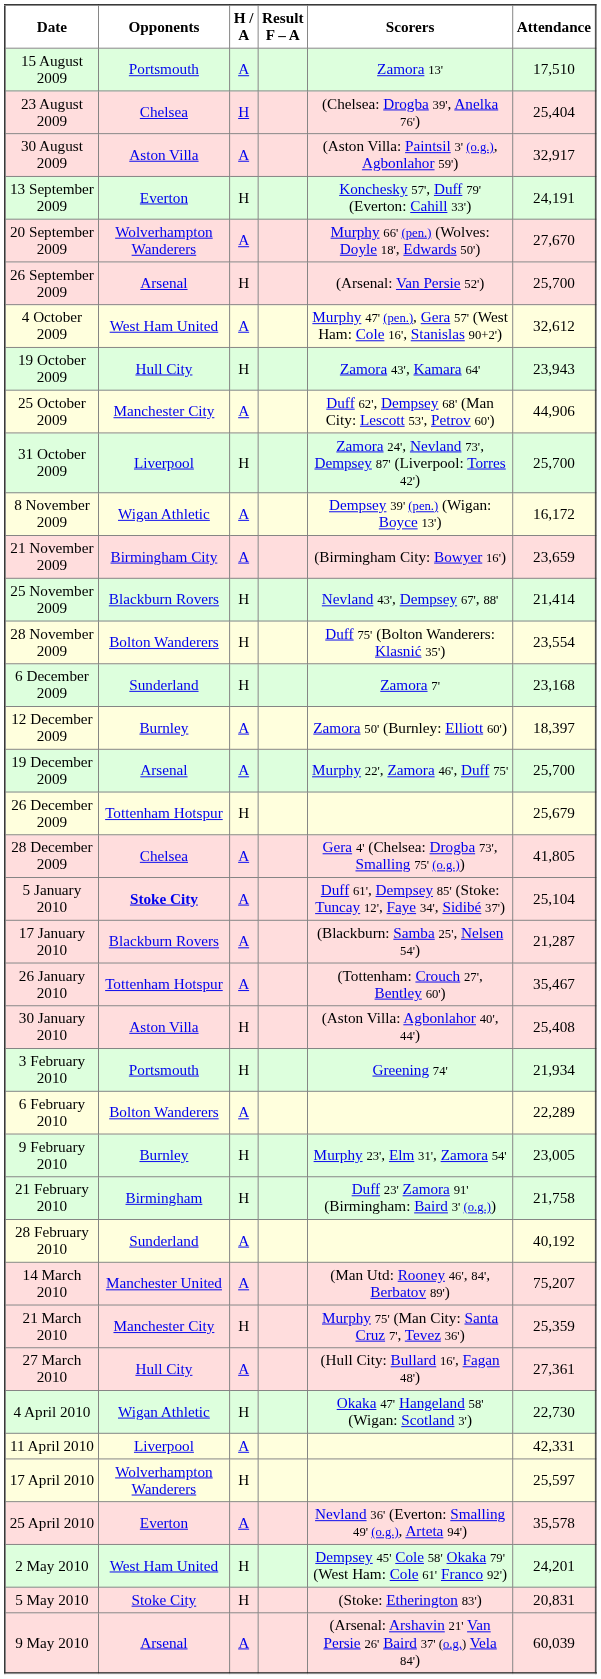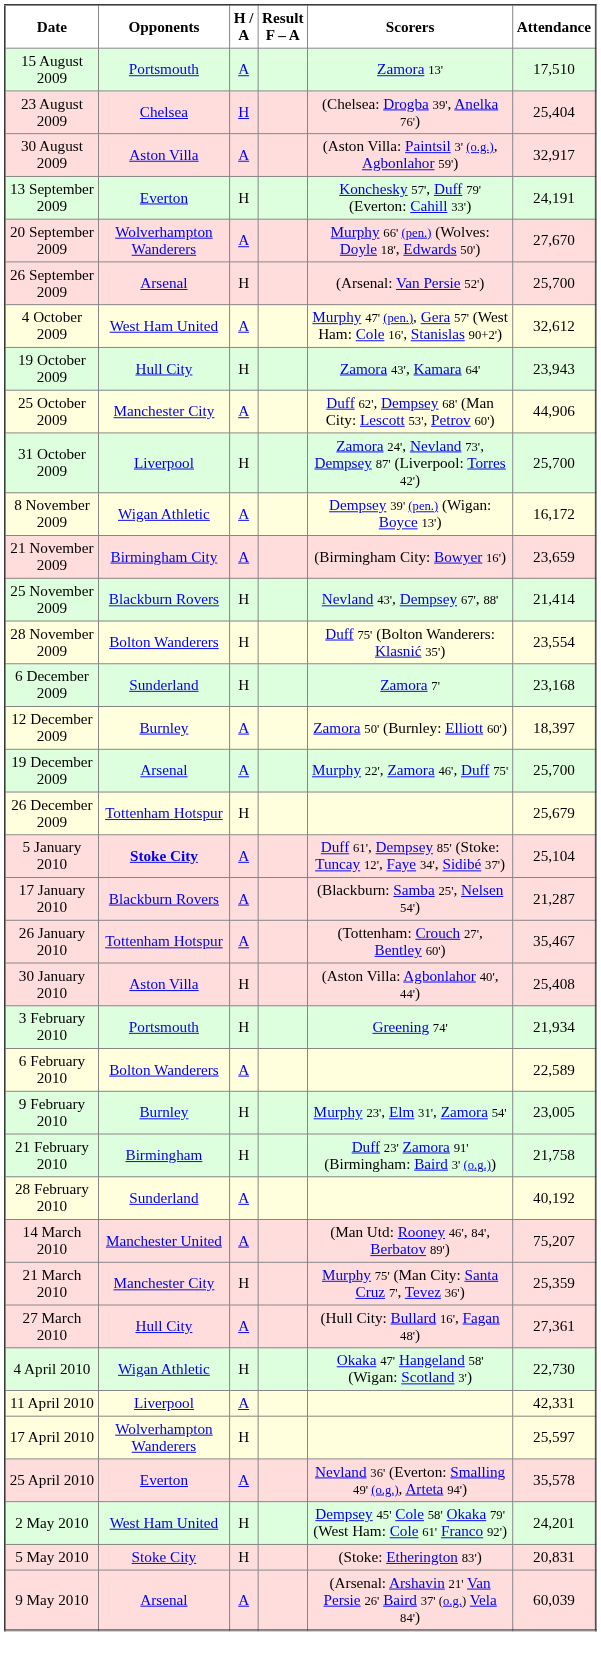- row: (52, 856)
(554, 1112) 22,289 -> (554, 1069) 22,589
